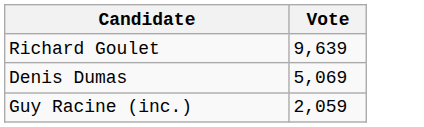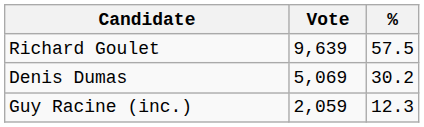+ column: (393, 19)
